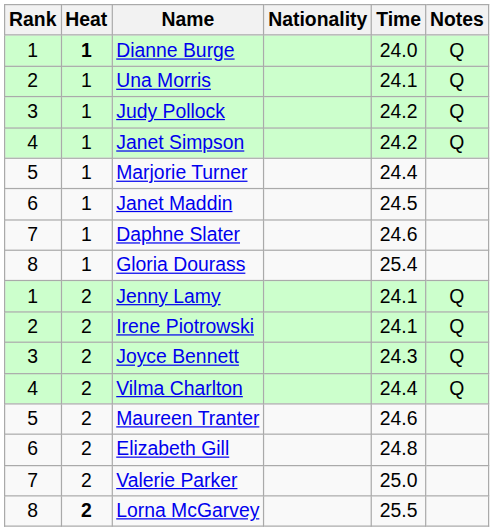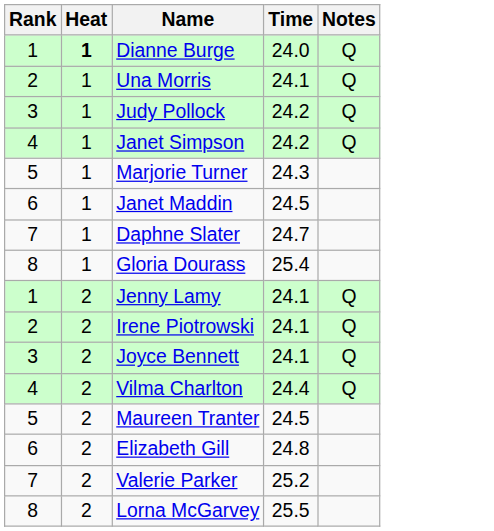- column: (318, 19)
(399, 173) 24.4 -> (291, 173) 24.3
(399, 234) 24.6 -> (291, 234) 24.7
(399, 357) 24.3 -> (291, 357) 24.1
(399, 419) 24.6 -> (291, 419) 24.5
(399, 480) 25.0 -> (291, 480) 25.2
(86, 511) bold -> (86, 511) normal
